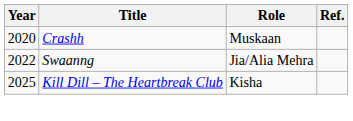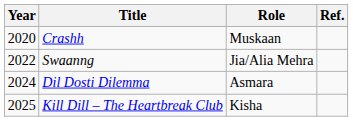+ row: (96, 82)
